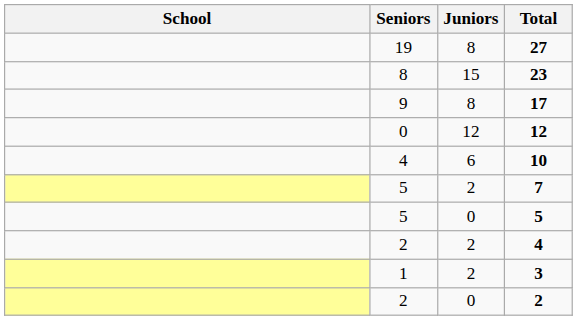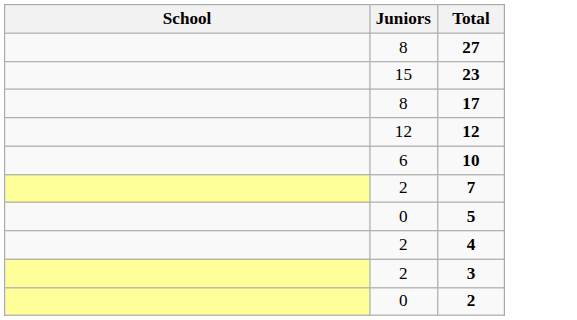- column: (403, 19)
